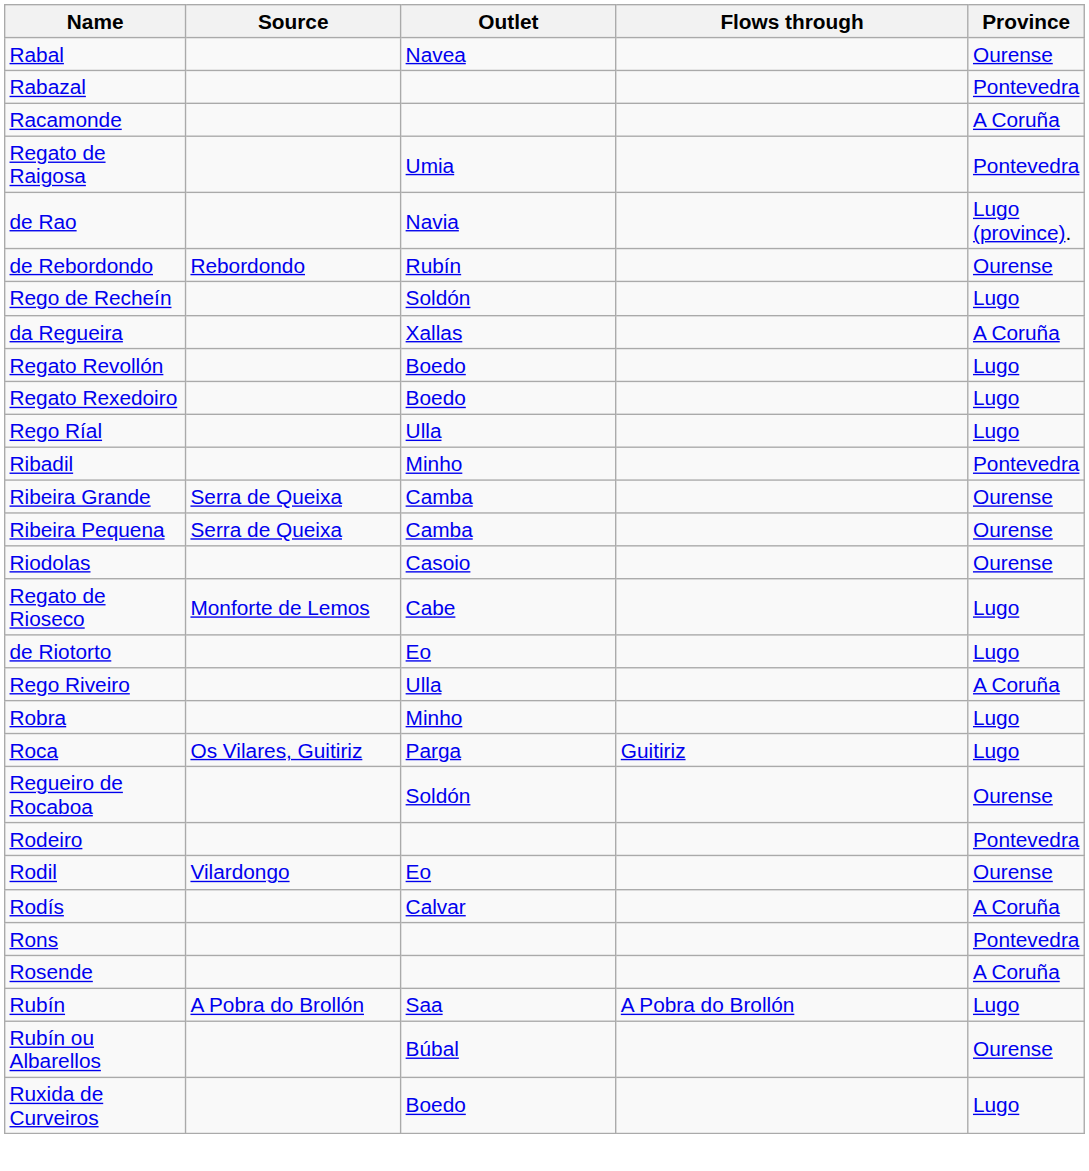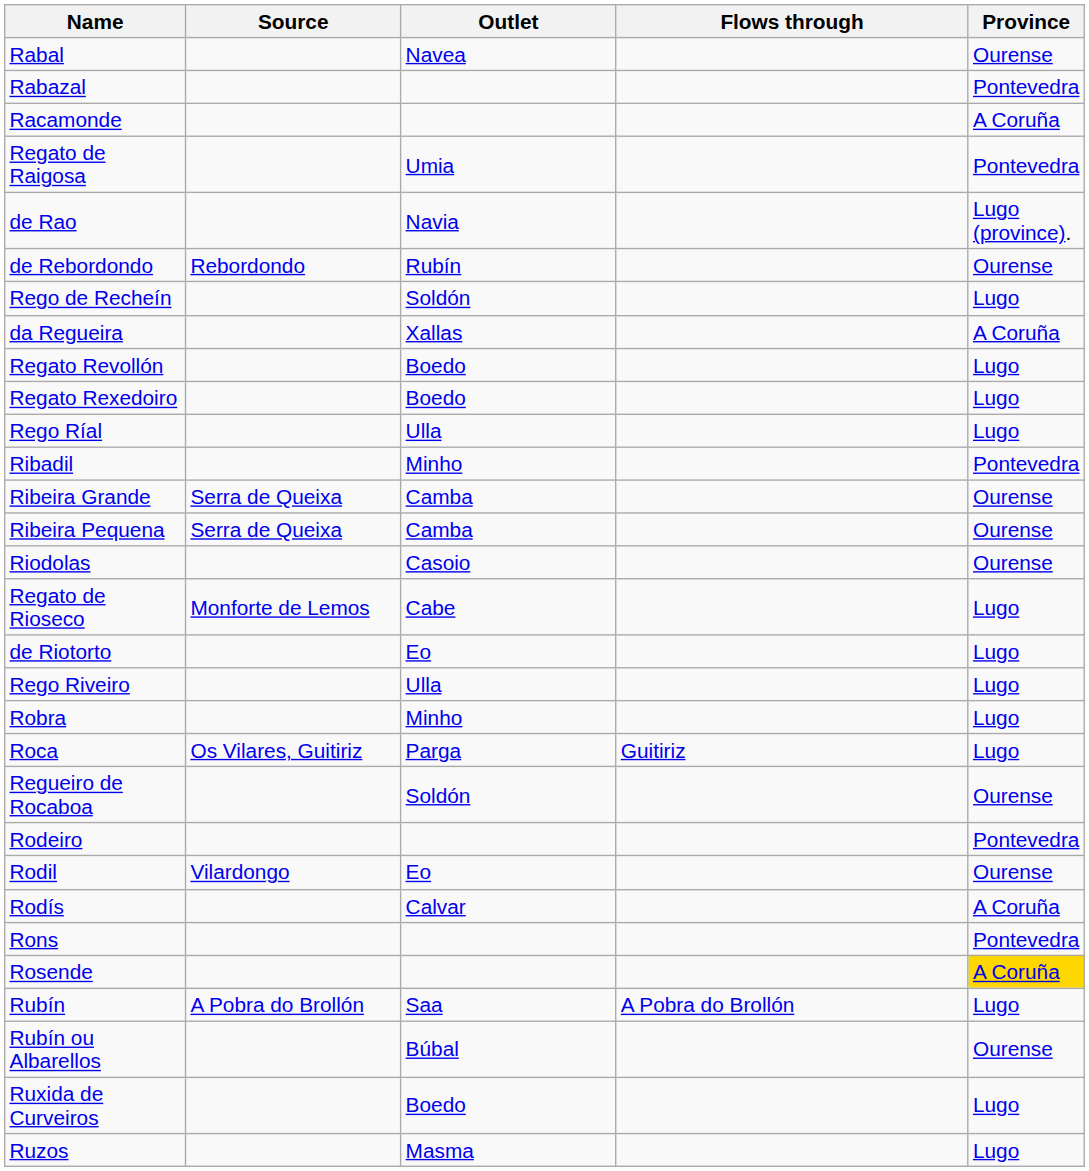(1016, 685) A Coruña -> (996, 685) Lugo
(1016, 972) no background -> (1016, 972) gold background
+ row: (39, 1150)
